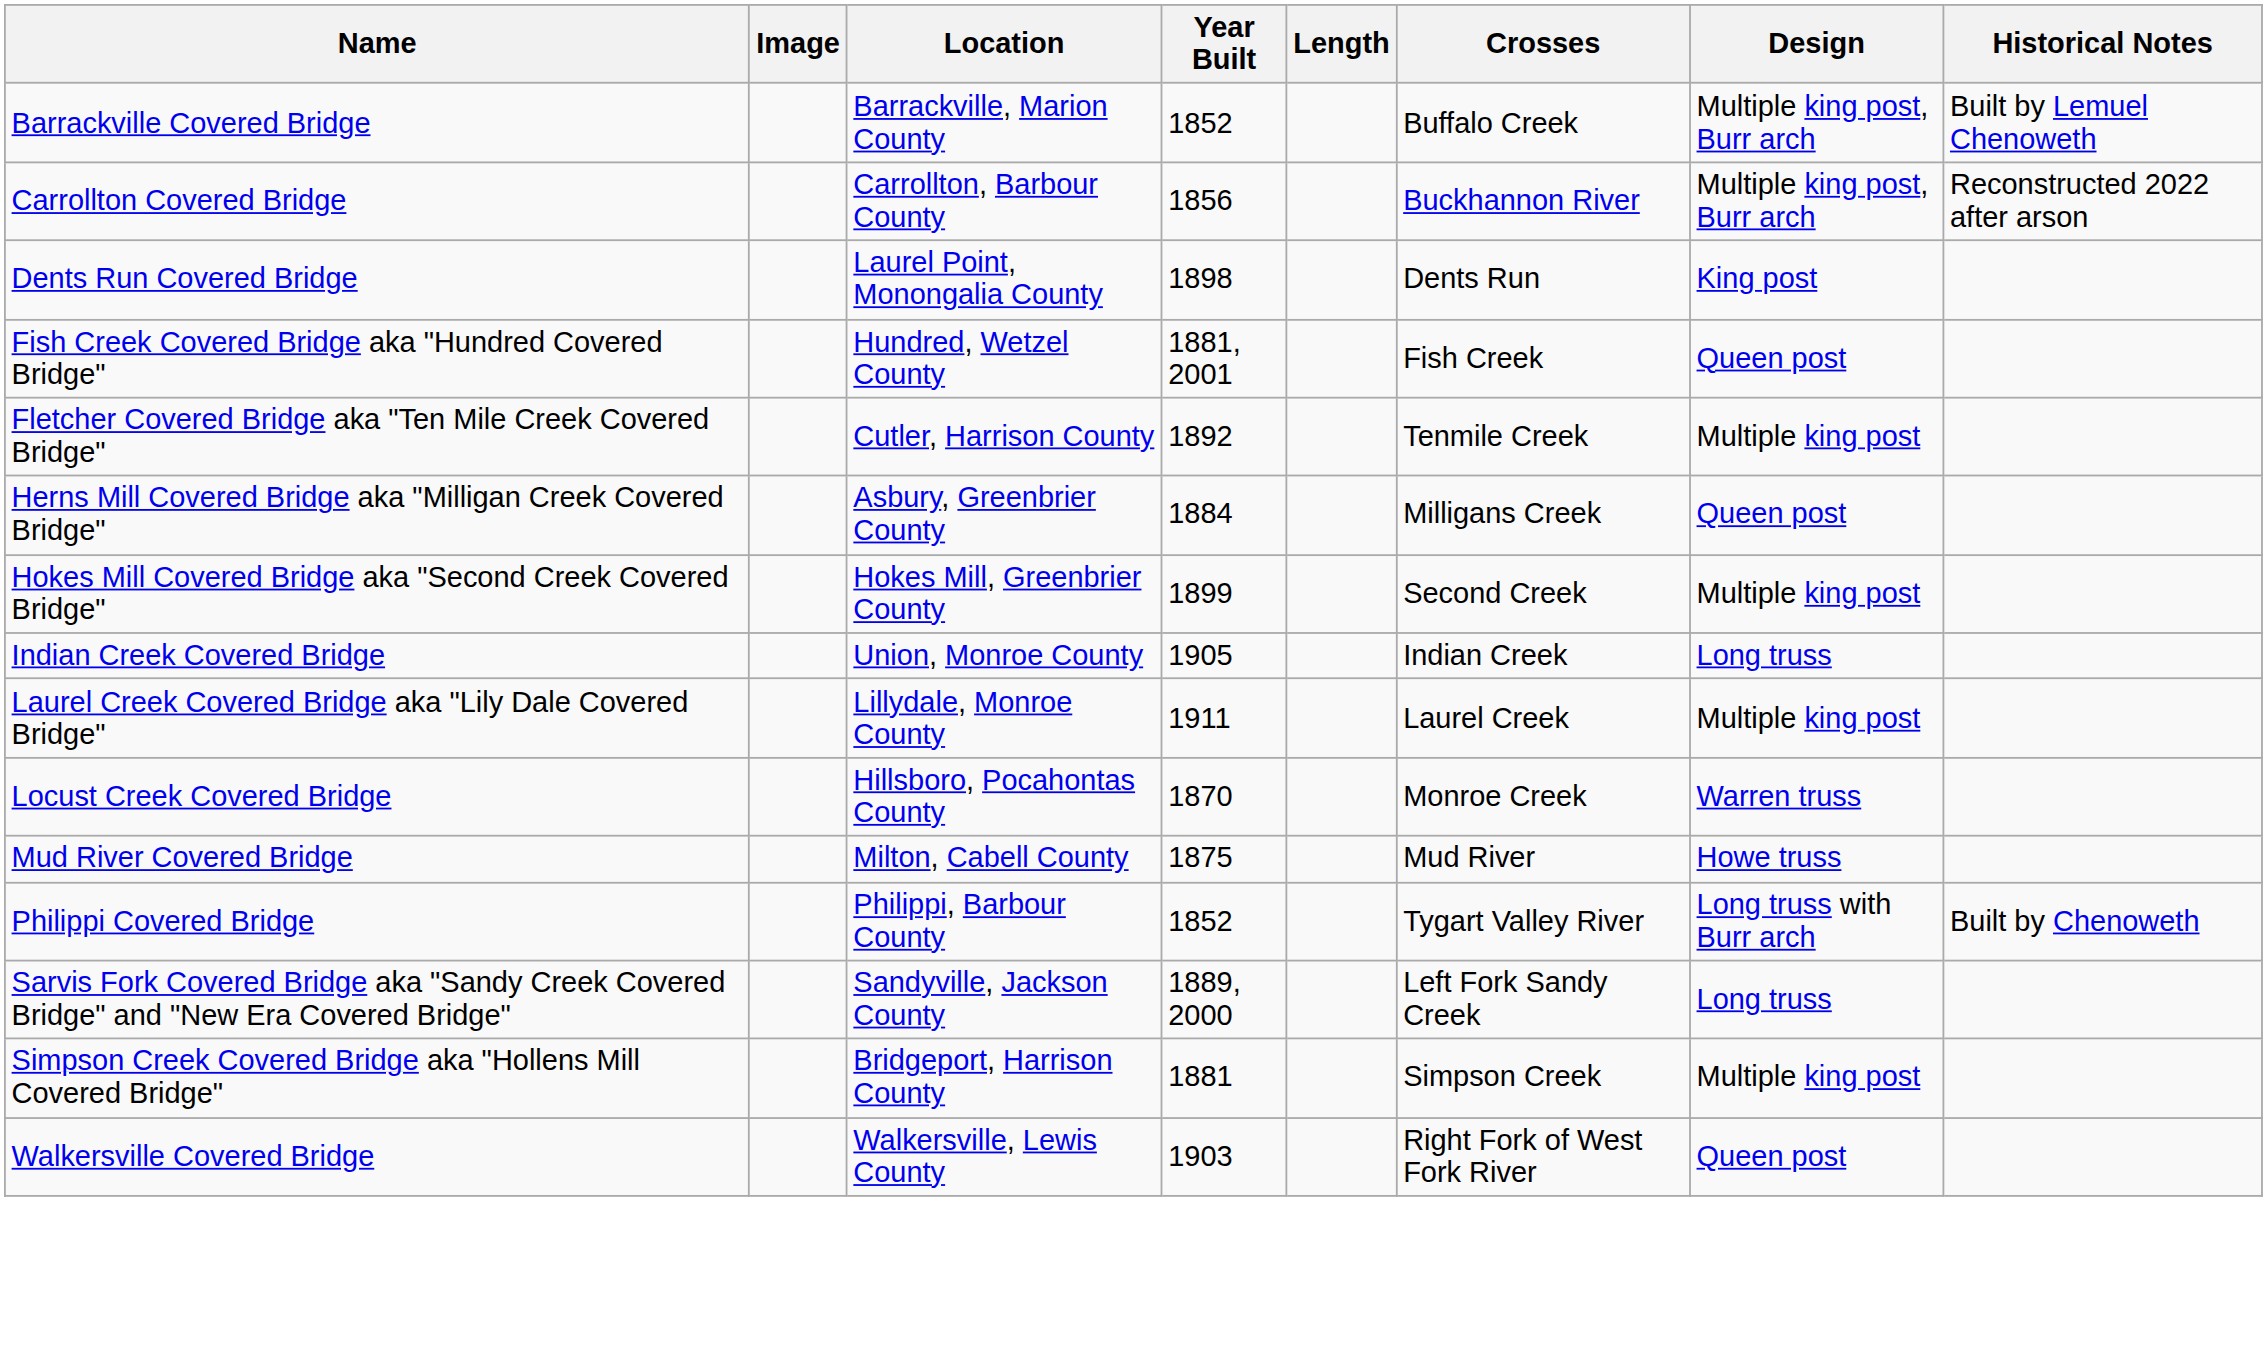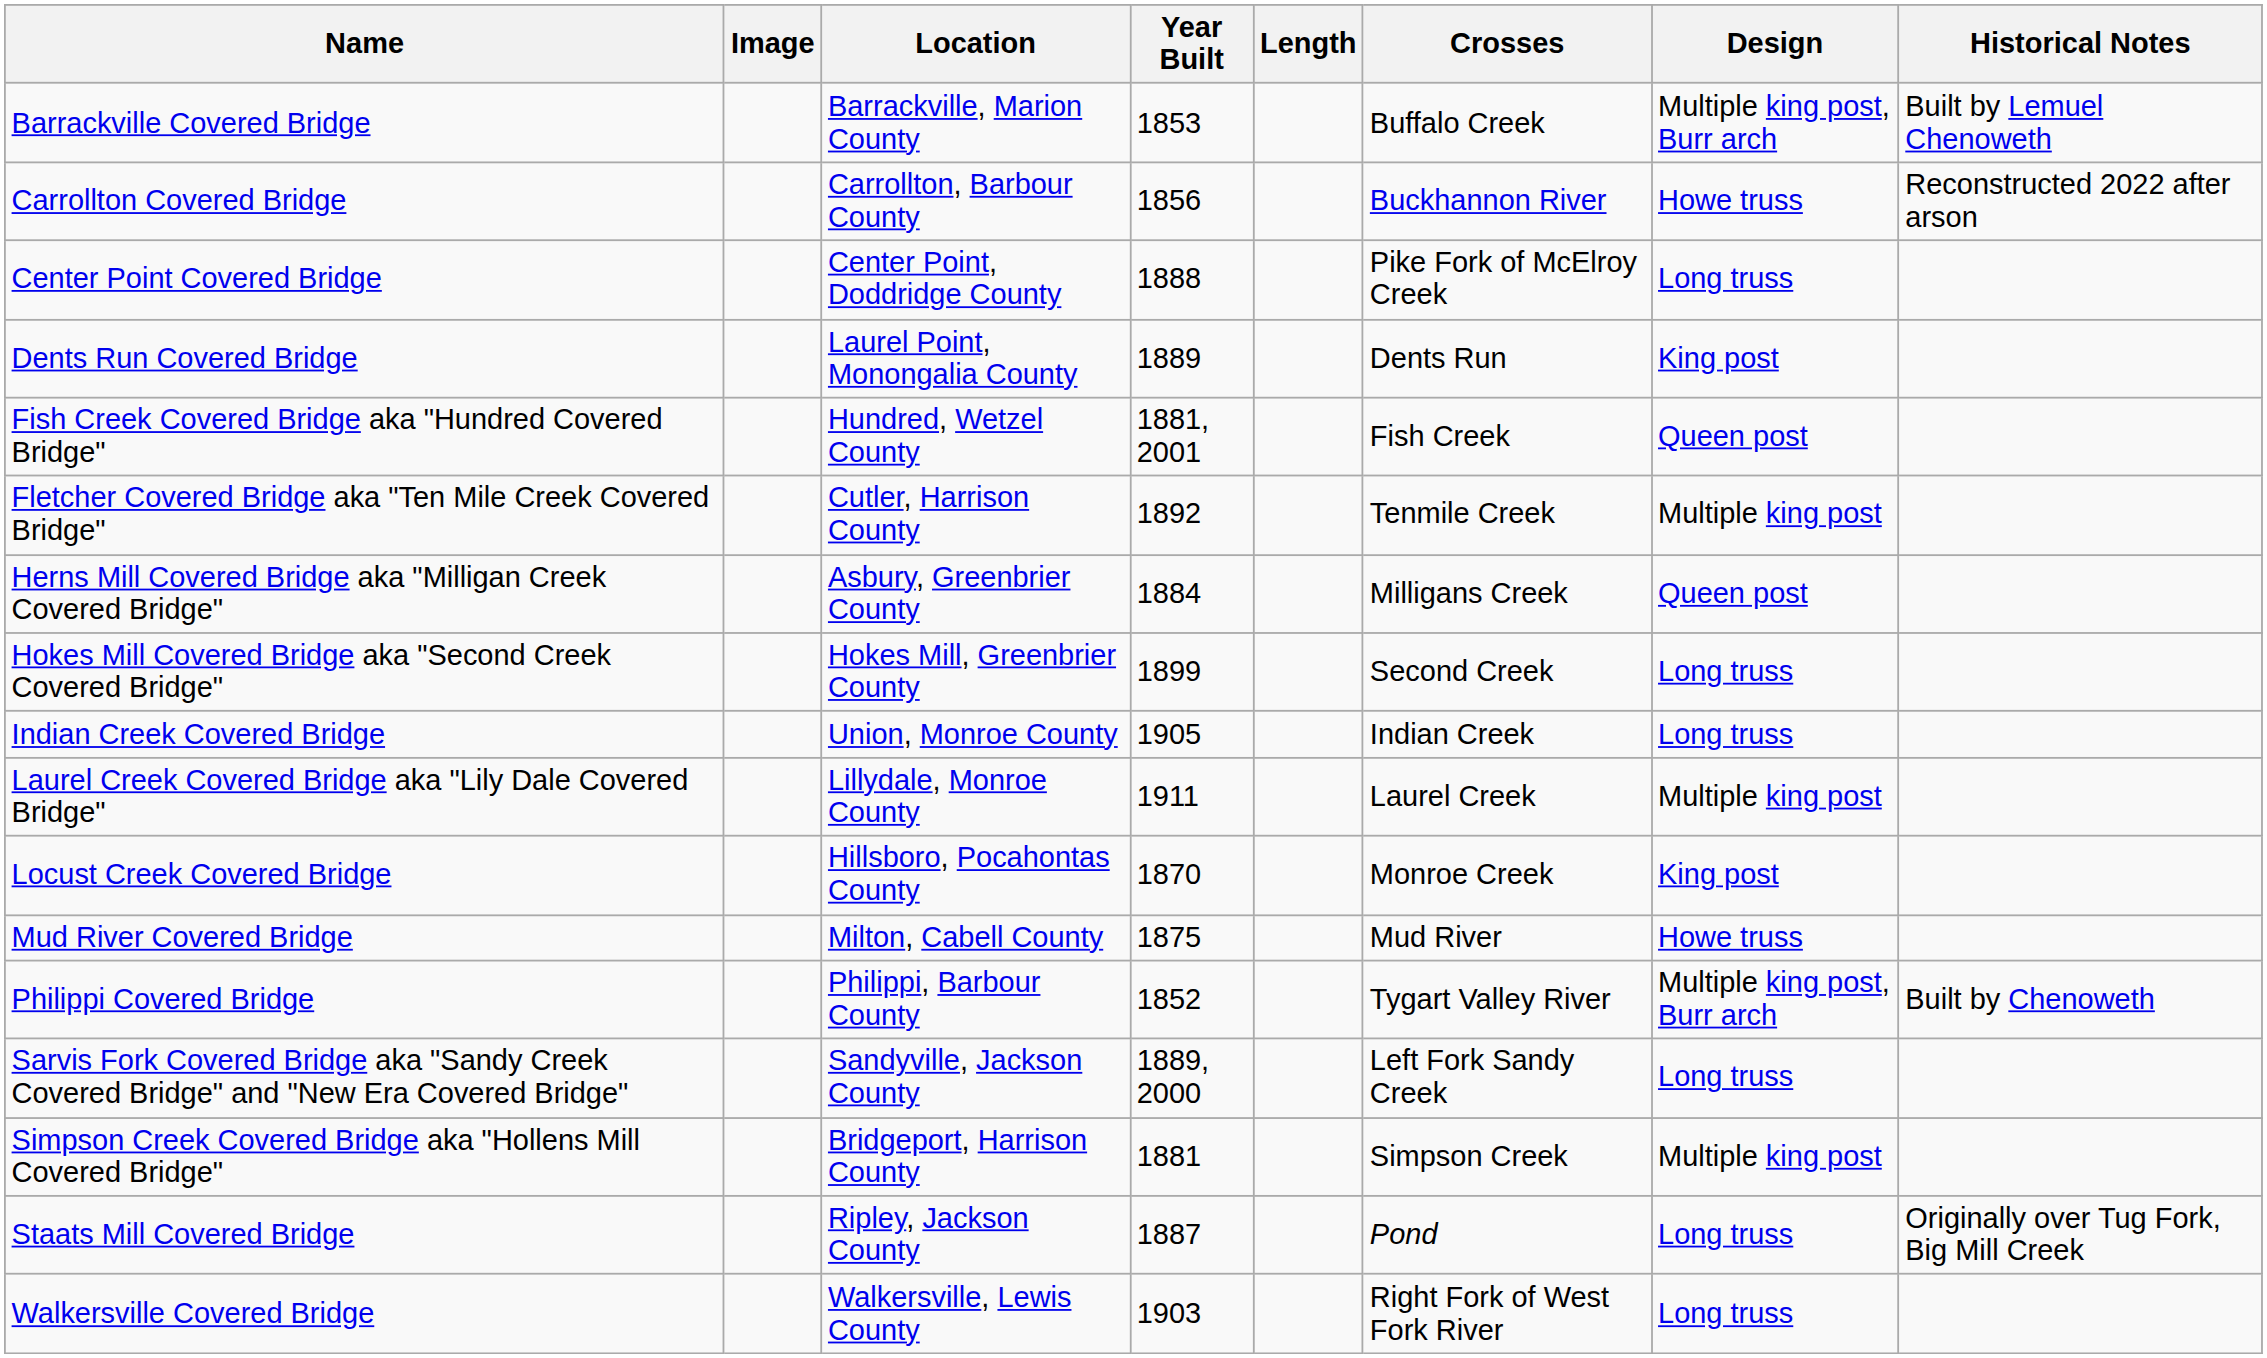(1200, 122) 1852 -> (1169, 122) 1853
(1812, 200) Multiple king post, Burr arch -> (1730, 200) Howe truss
+ row: (197, 279)
(1200, 279) 1898 -> (1169, 357) 1889
(1808, 593) Multiple king post -> (1726, 671) Long truss
(1779, 796) Warren truss -> (1718, 874) King post
(1794, 920) Long truss with Burr arch -> (1774, 999) Multiple king post, Burr arch
+ row: (183, 1234)
(1771, 1156) Queen post -> (1726, 1313) Long truss
